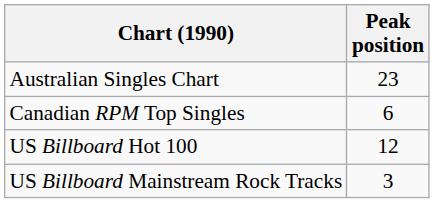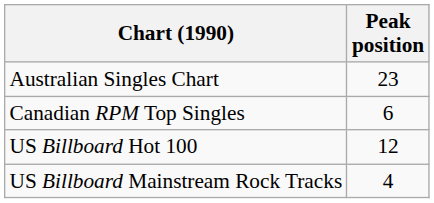(388, 180) 3 -> (388, 180) 4
